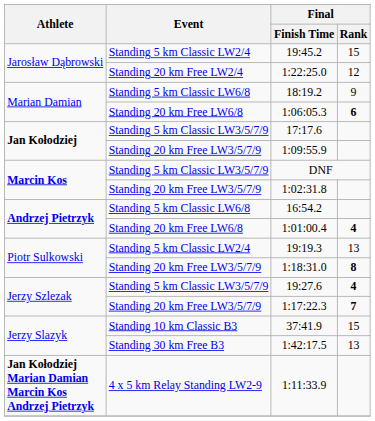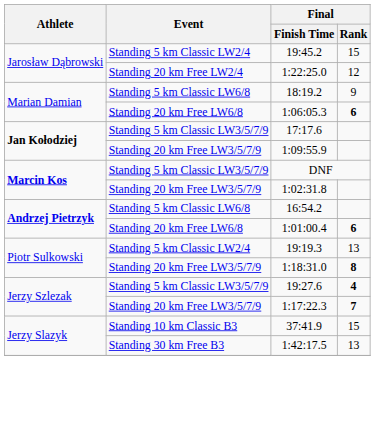(354, 228) 4 -> (354, 228) 6
- row: (304, 386)
